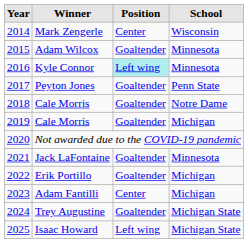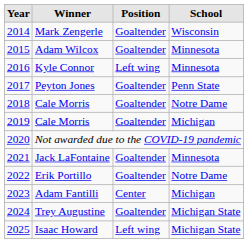(131, 31) Center -> (141, 31) Goaltender
(138, 67) paleturquoise background -> (138, 67) no background
(193, 175) Michigan -> (199, 175) Notre Dame
